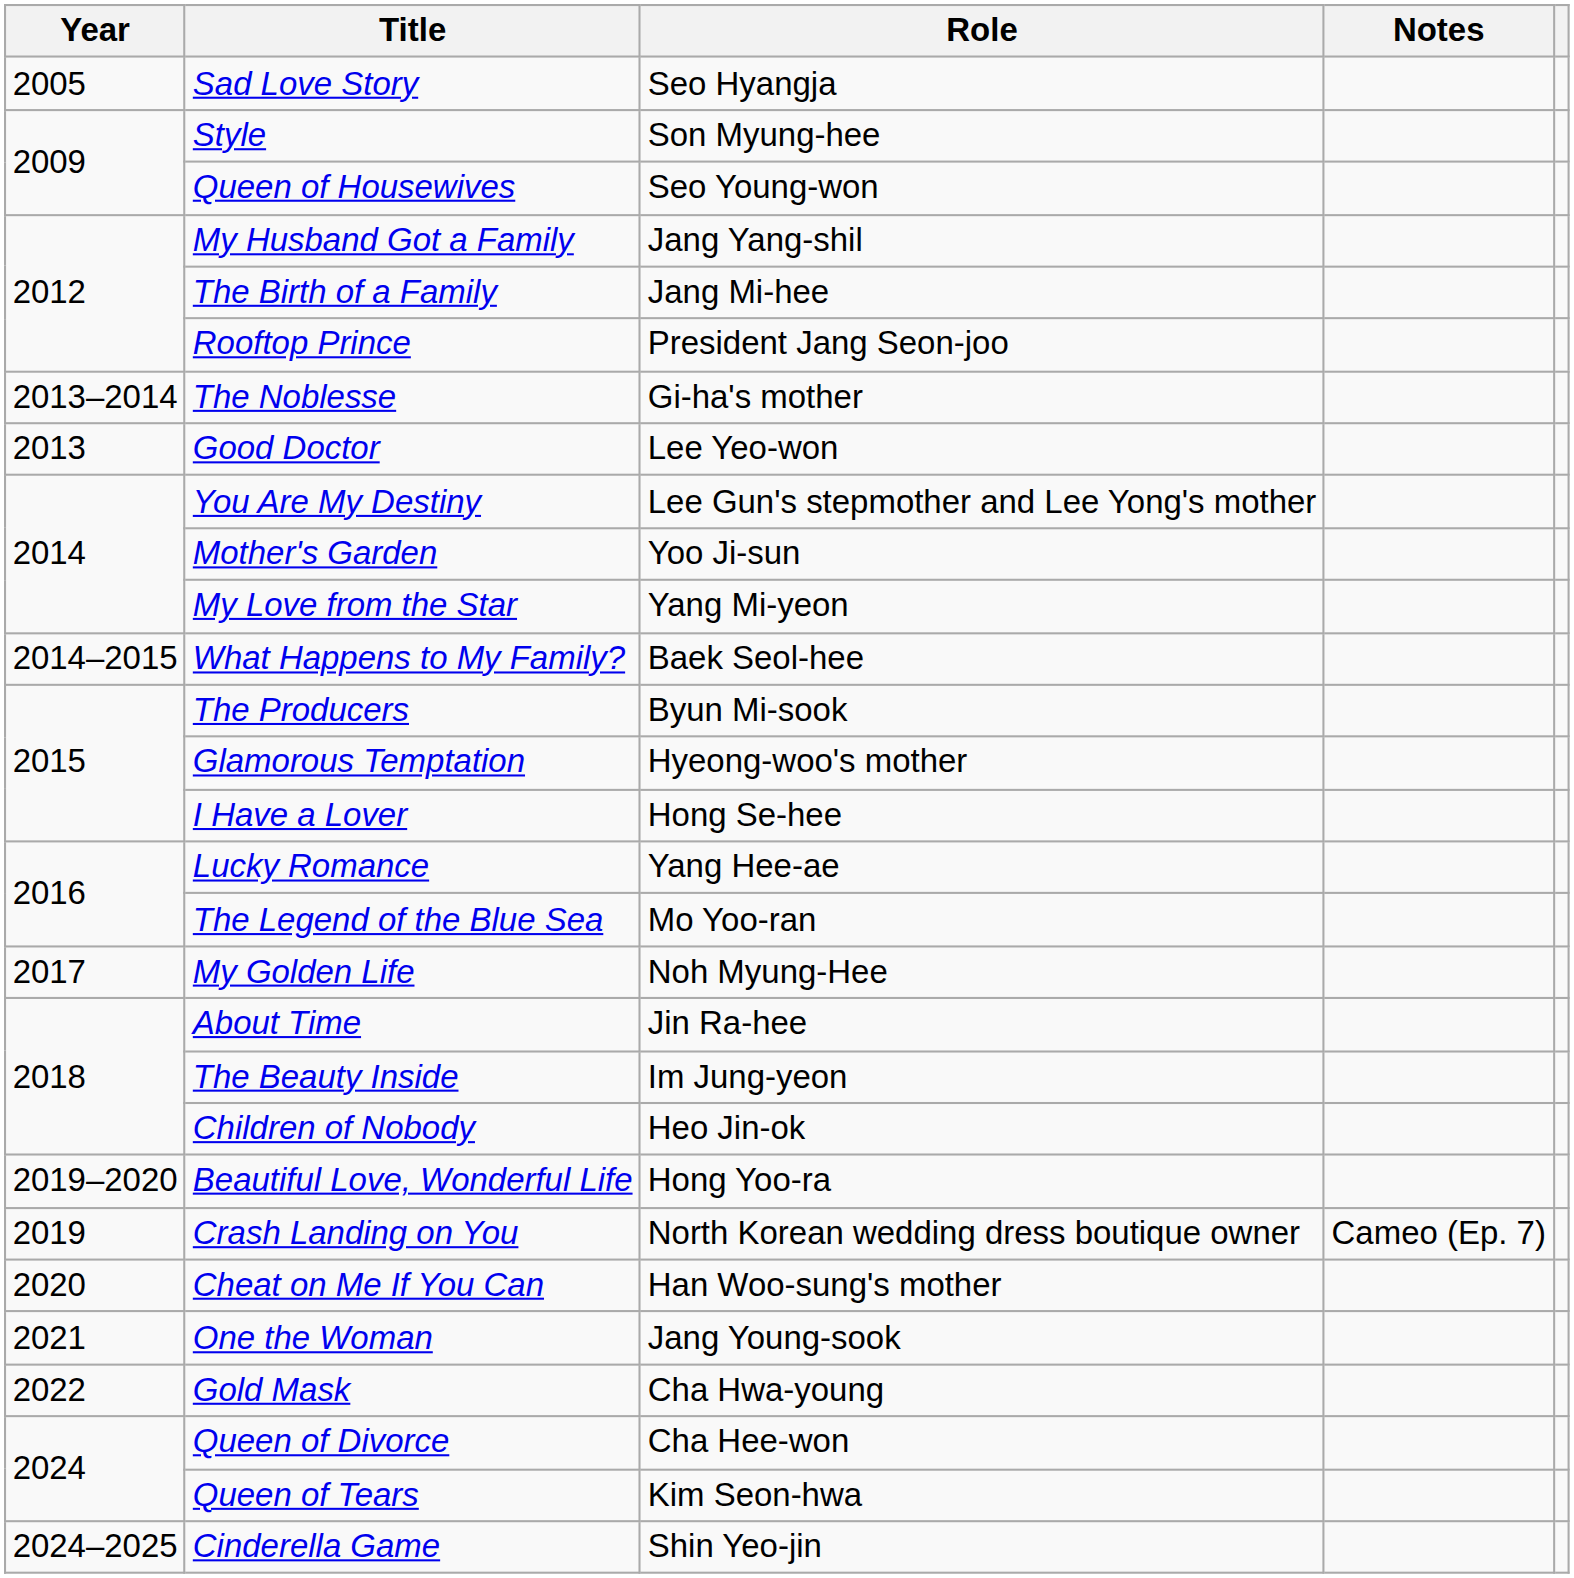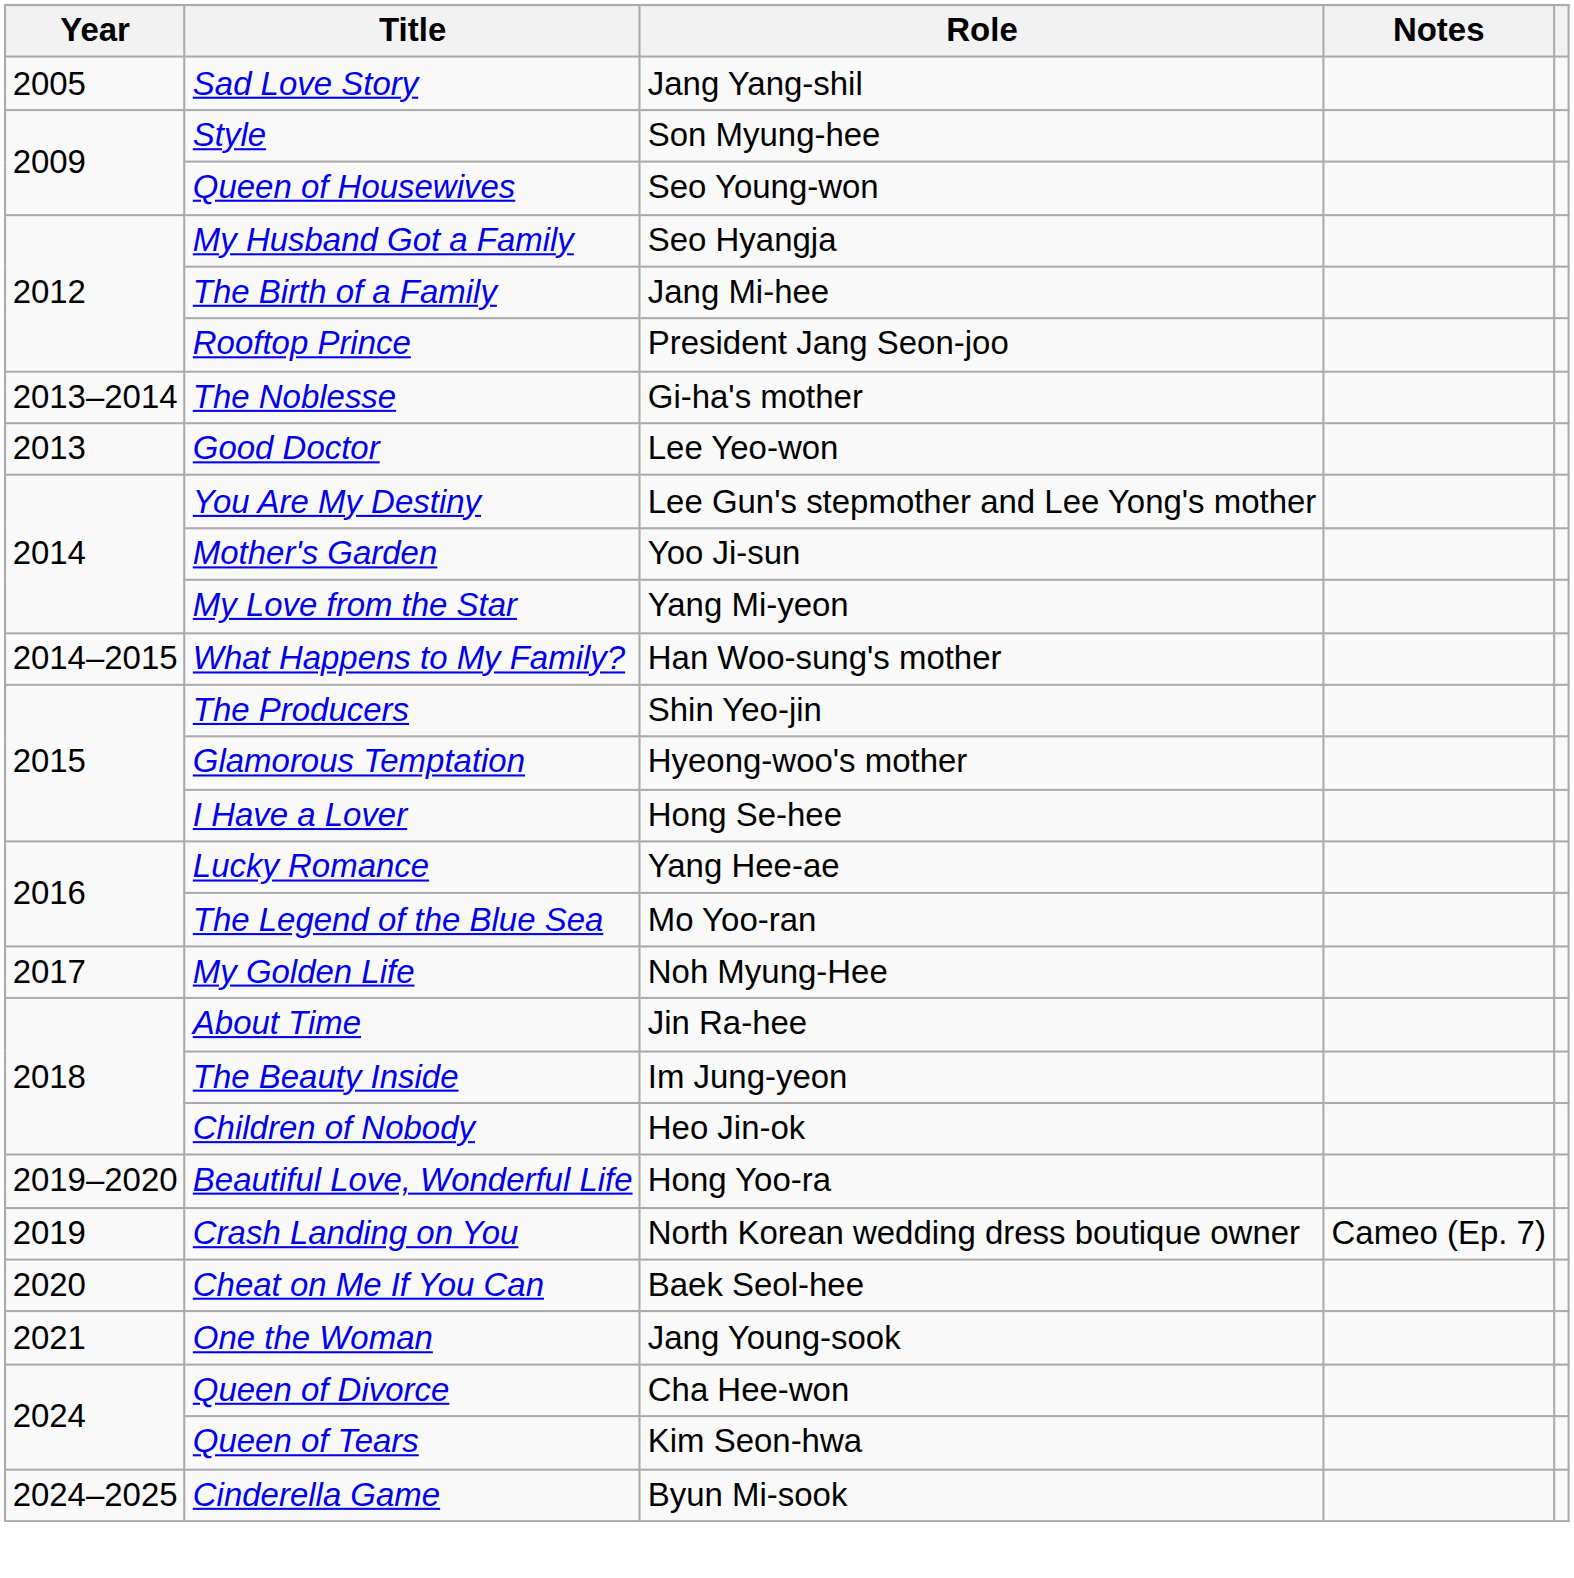(742, 82) Seo Hyangja -> (755, 82) Jang Yang-shil
(755, 239) Jang Yang-shil -> (742, 239) Seo Hyangja
(756, 657) Baek Seol-hee -> (825, 657) Han Woo-sung's mother
(748, 710) Byun Mi-sook -> (735, 710) Shin Yeo-jin
(825, 1285) Han Woo-sung's mother -> (756, 1285) Baek Seol-hee
- row: (272, 1389)
(735, 1546) Shin Yeo-jin -> (748, 1494) Byun Mi-sook
